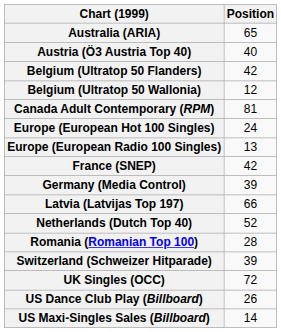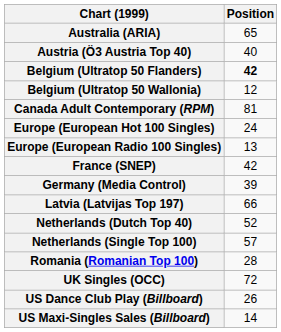(250, 71) normal -> (250, 71) bold
+ row: (114, 242)
- row: (114, 261)
